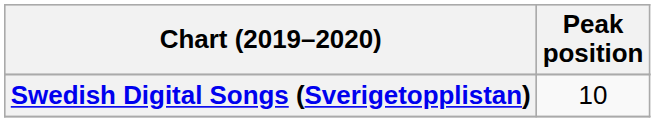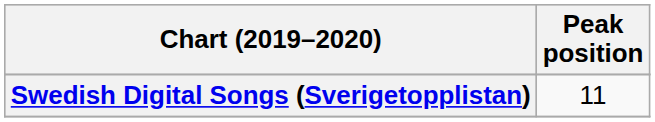(593, 95) 10 -> (593, 95) 11
